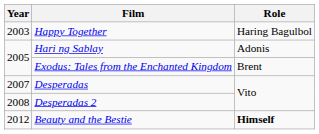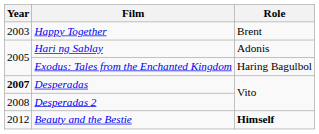(274, 31) Haring Bagulbol -> (249, 31) Brent
(249, 66) Brent -> (274, 66) Haring Bagulbol
(18, 84) normal -> (18, 84) bold
